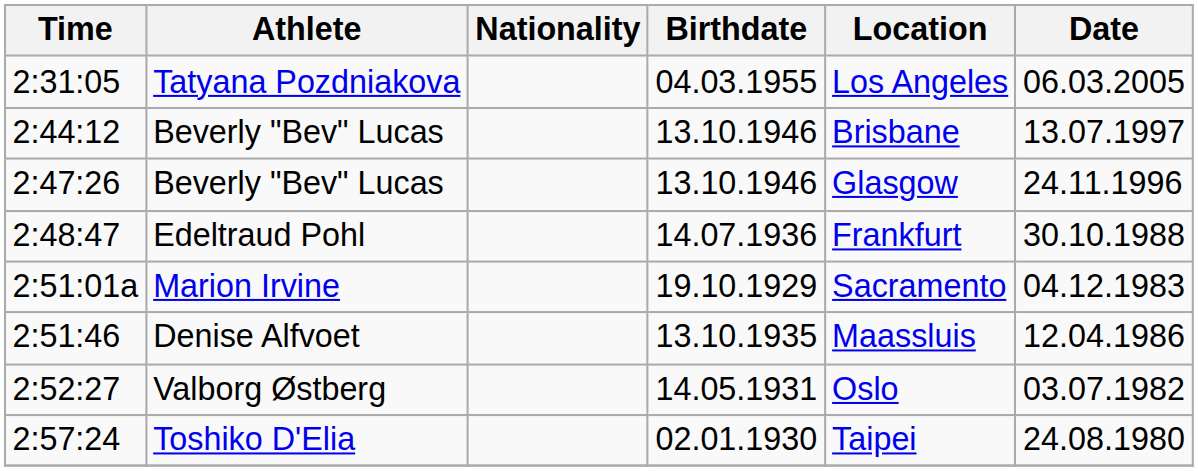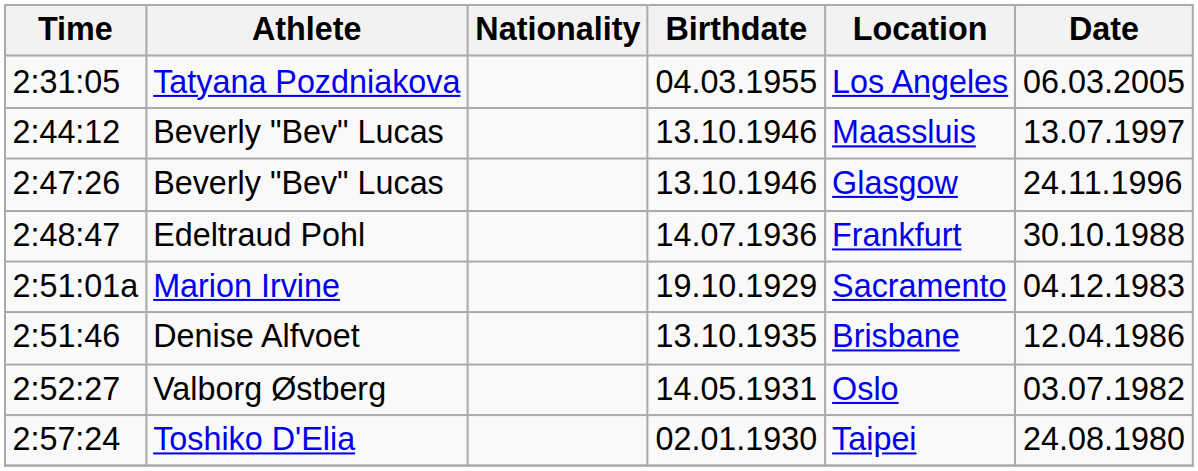(896, 132) Brisbane -> (904, 132) Maassluis
(904, 337) Maassluis -> (896, 337) Brisbane
